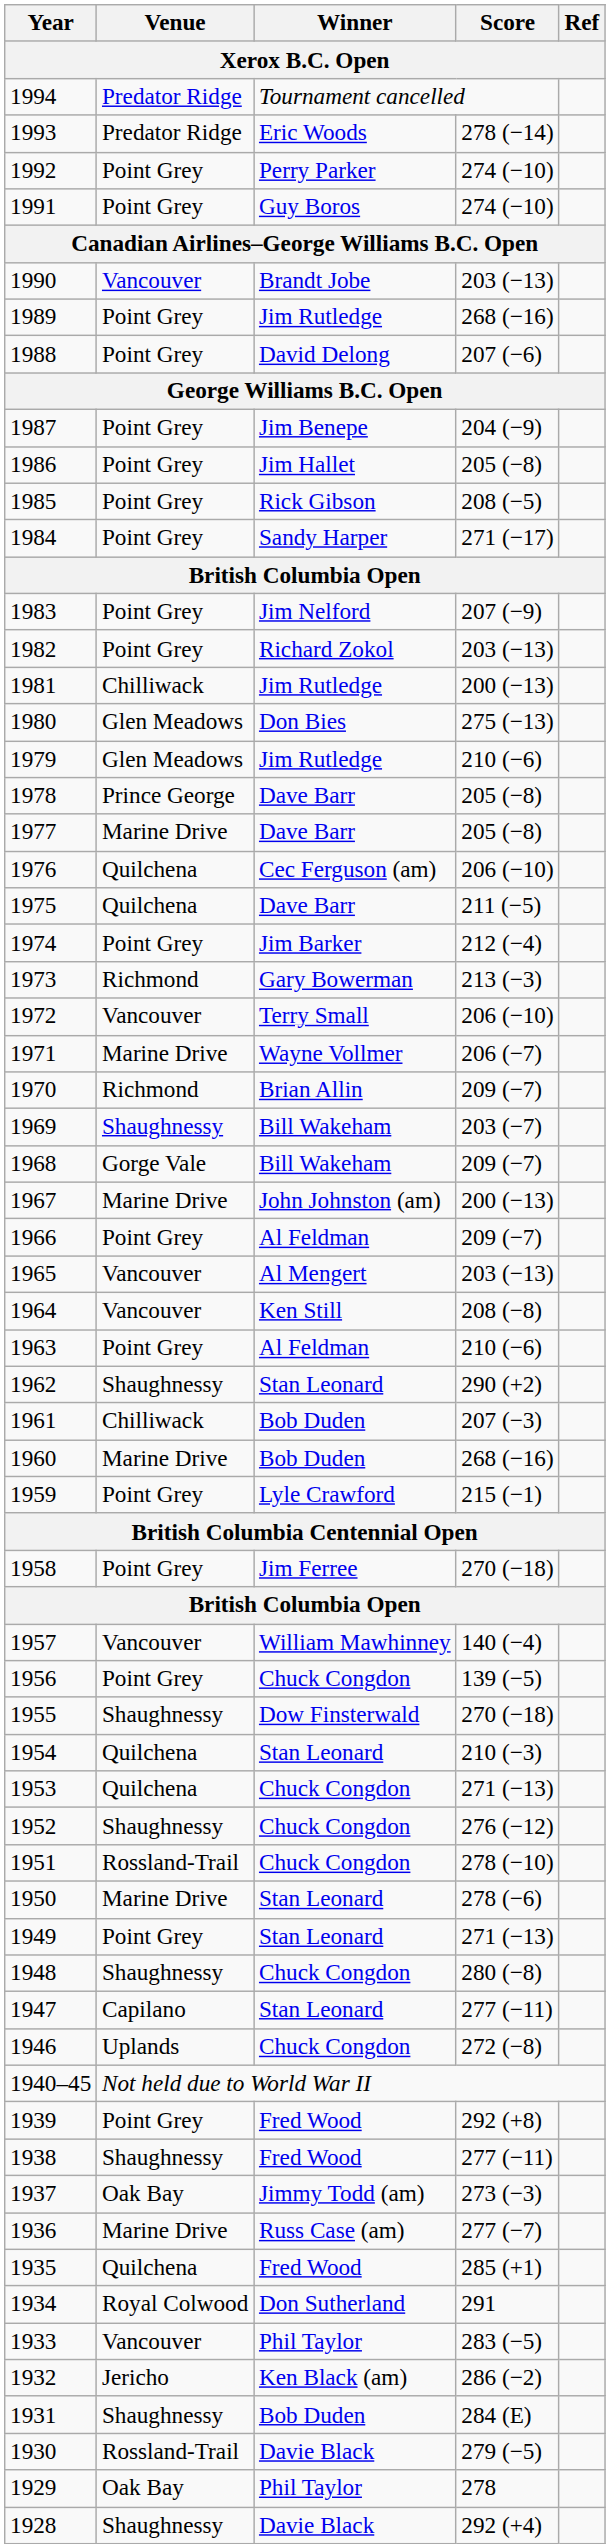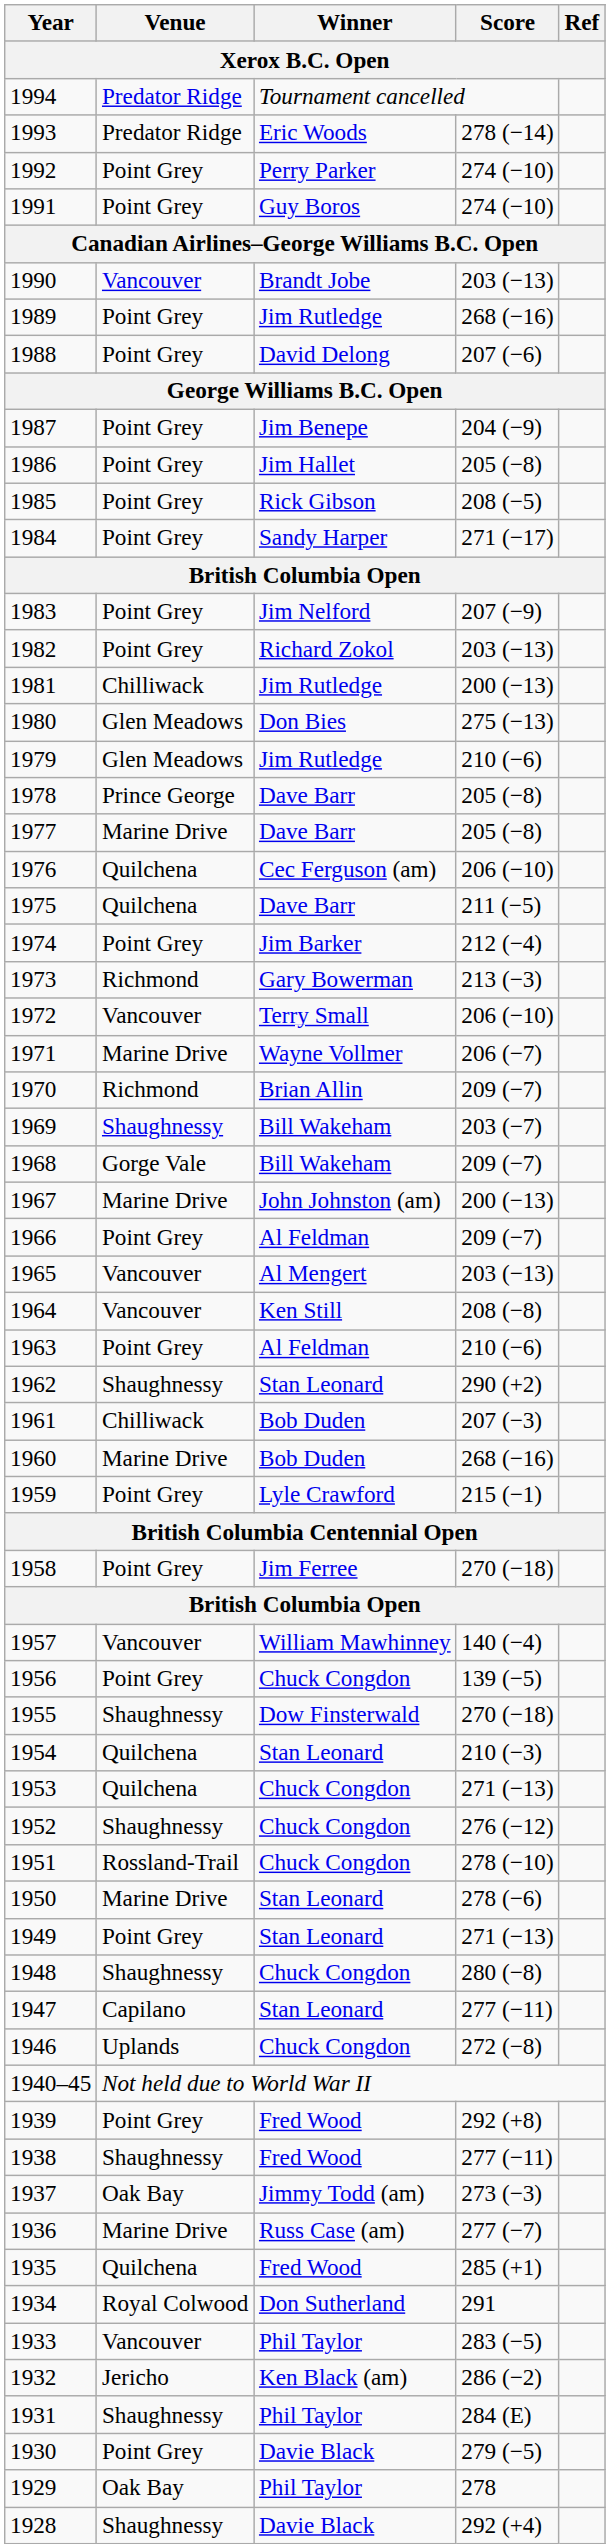(312, 2414) Bob Duden -> (310, 2414) Phil Taylor
(171, 2451) Rossland-Trail -> (153, 2451) Point Grey
